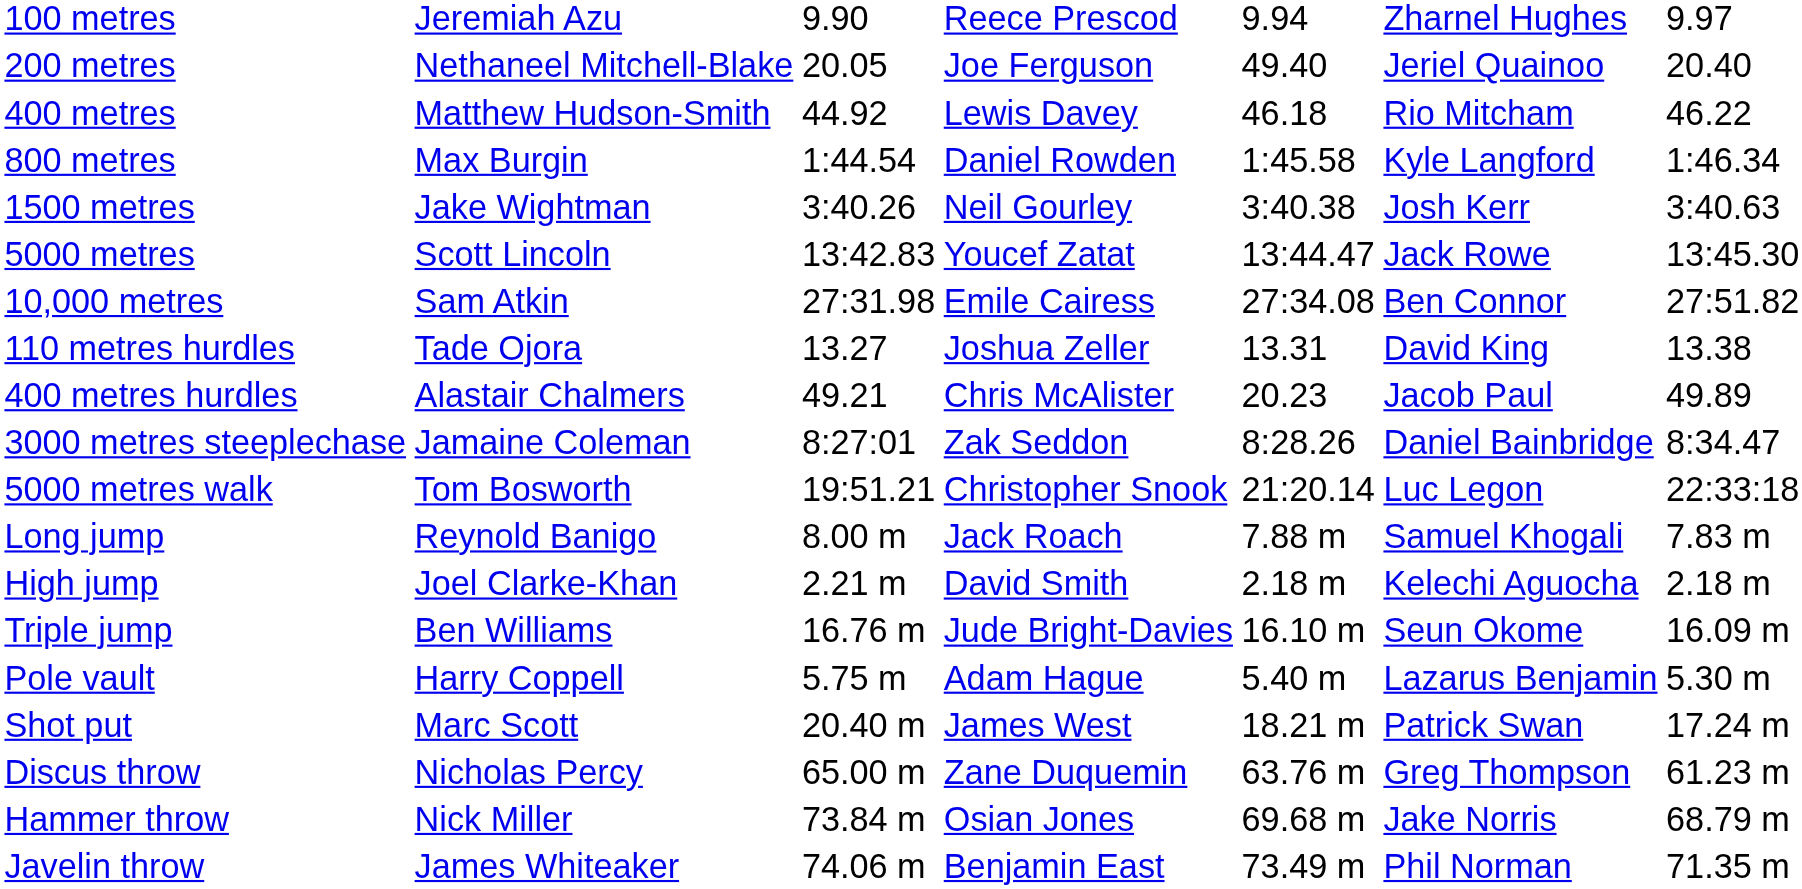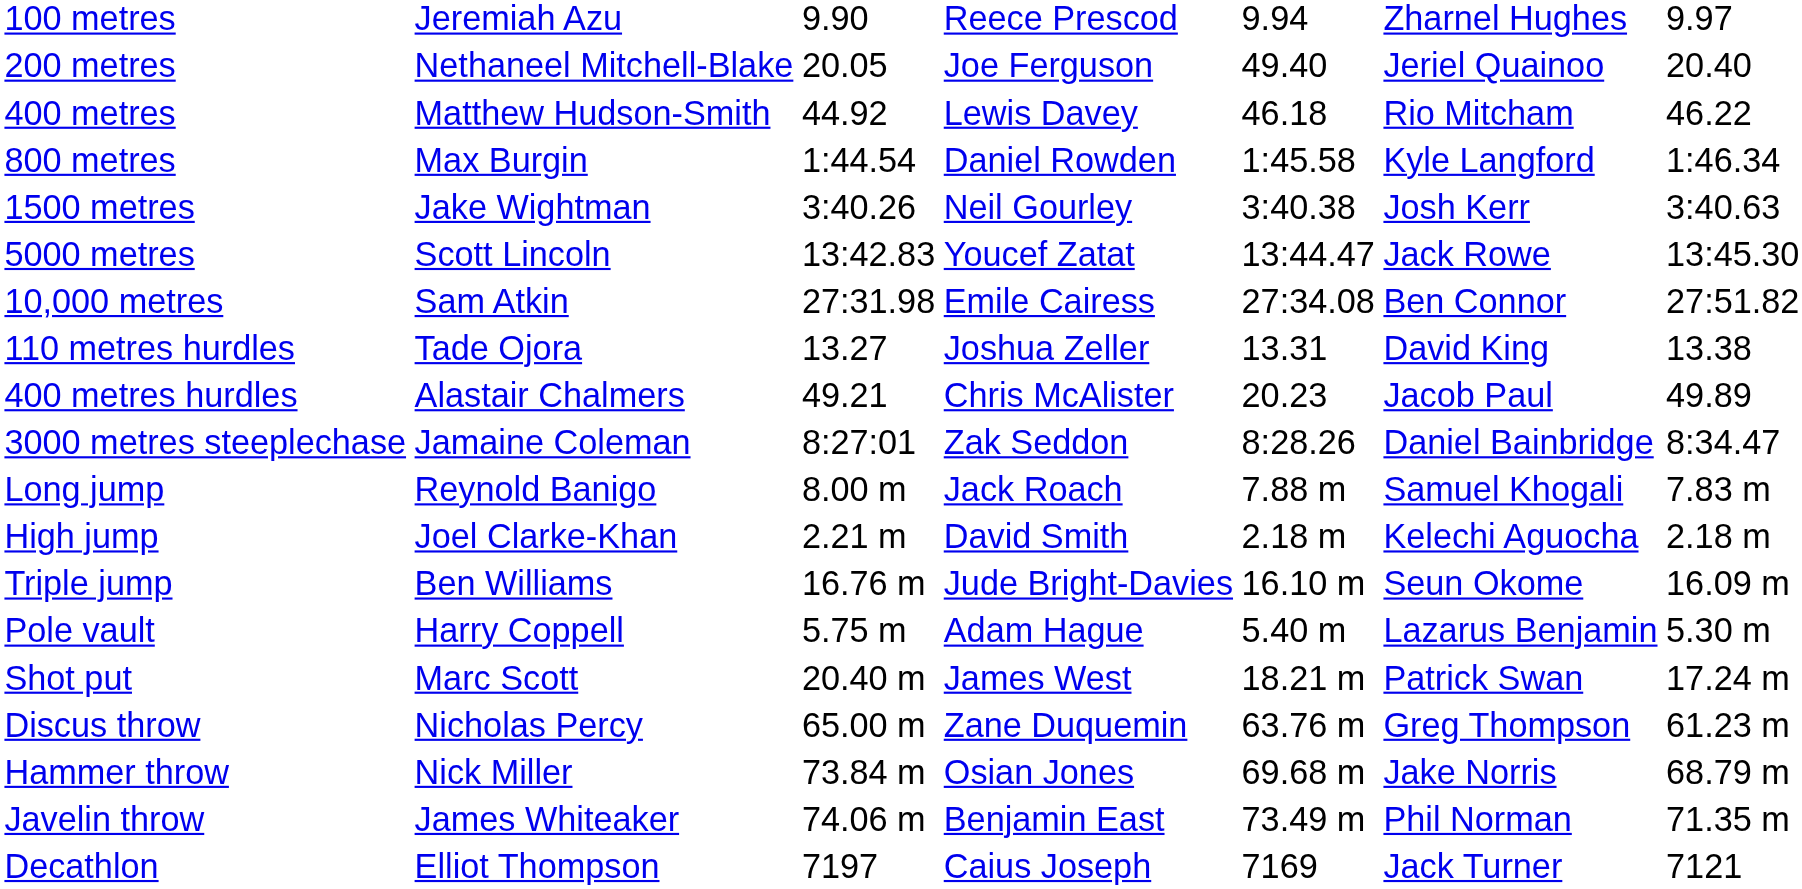- row: (139, 489)
+ row: (82, 866)
